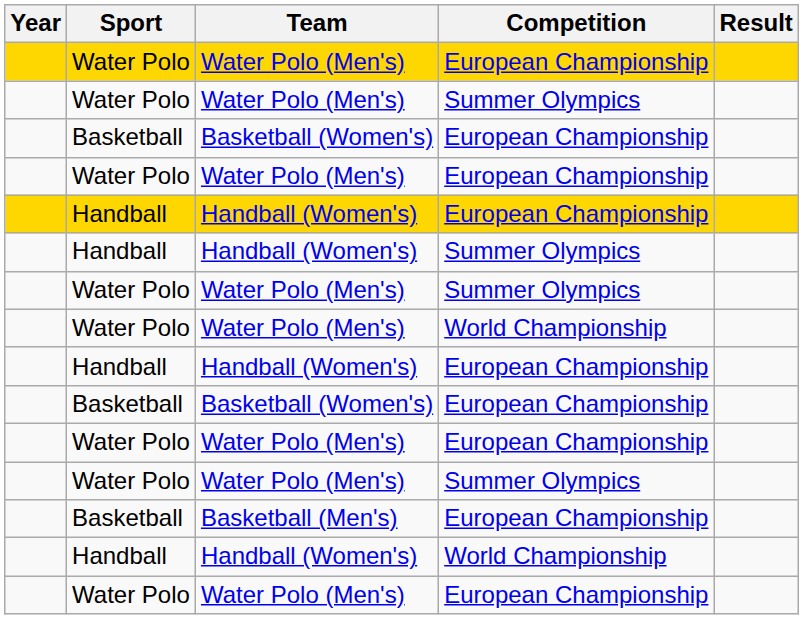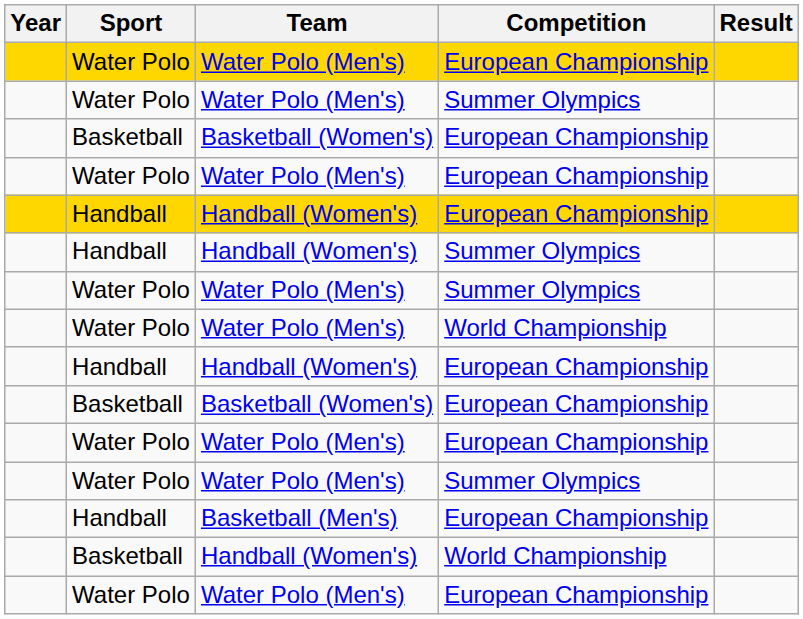(127, 518) Basketball -> (119, 518) Handball
(119, 556) Handball -> (127, 556) Basketball
